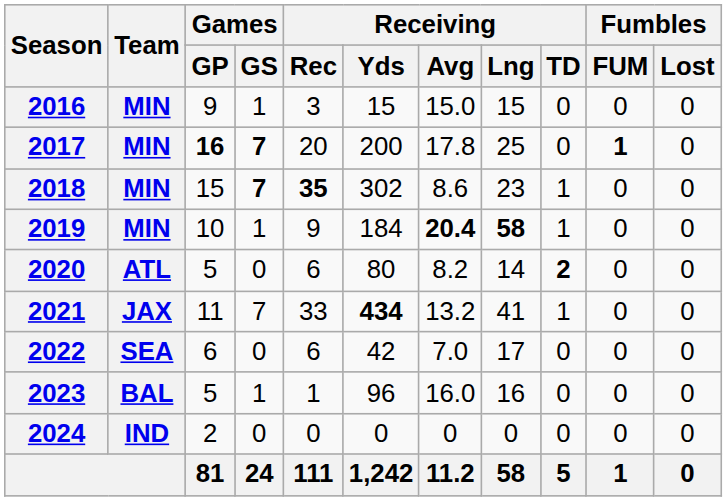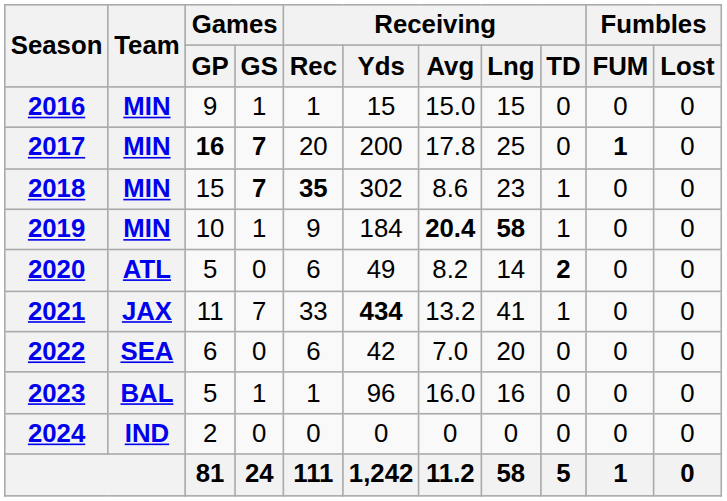(313, 106) 3 -> (313, 106) 1
(381, 270) 80 -> (381, 270) 49
(511, 351) 17 -> (511, 351) 20
